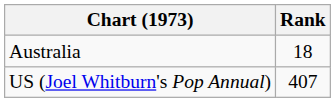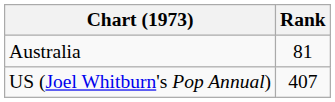(303, 50) 18 -> (303, 50) 81
